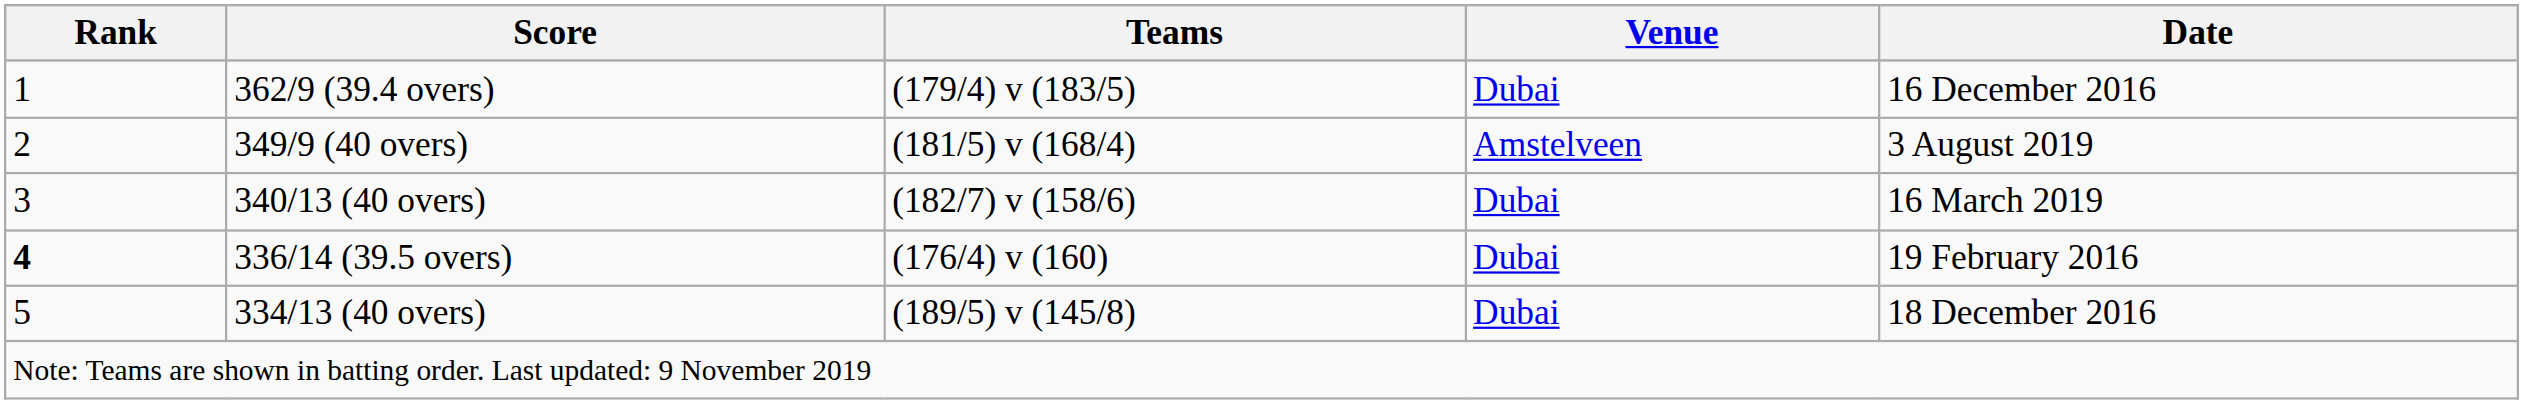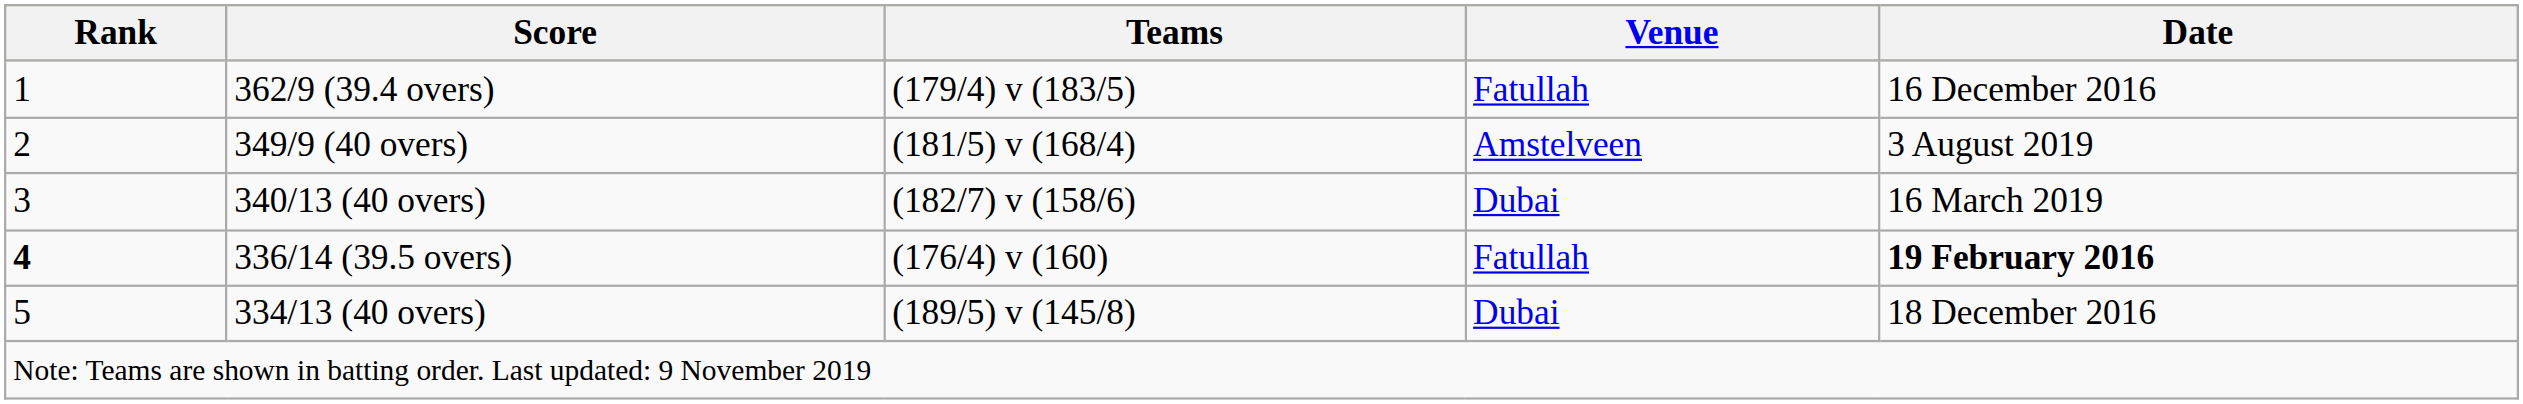(1516, 88) Dubai -> (1531, 88) Fatullah
(1516, 256) Dubai -> (1531, 256) Fatullah
(2013, 256) normal -> (2021, 256) bold
